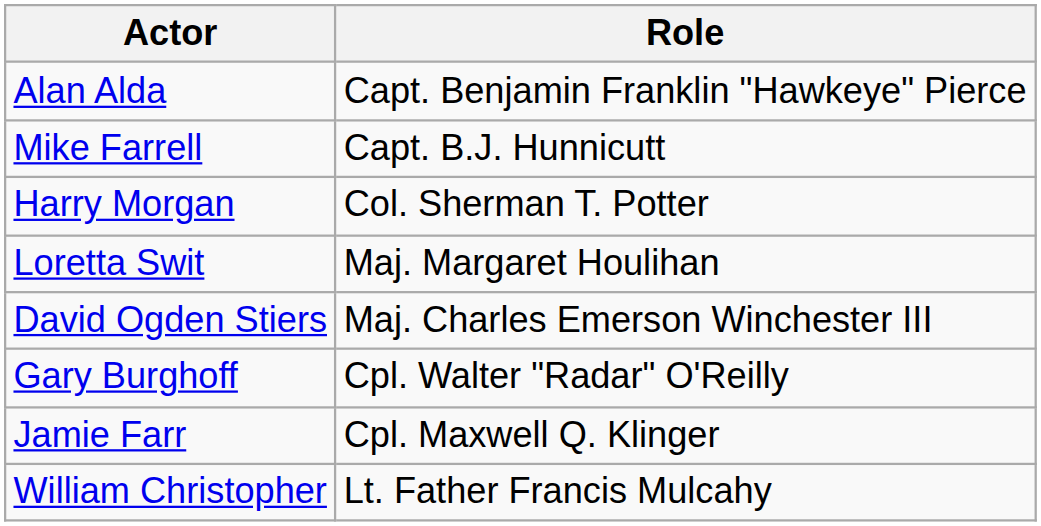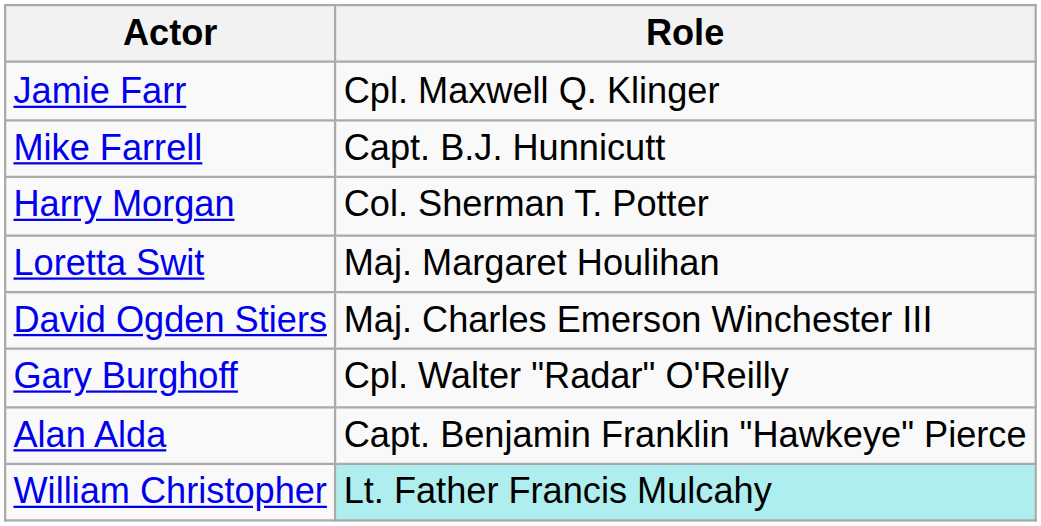rows swapped: (90, 90) <-> (100, 434)
(558, 491) no background -> (558, 491) paleturquoise background
